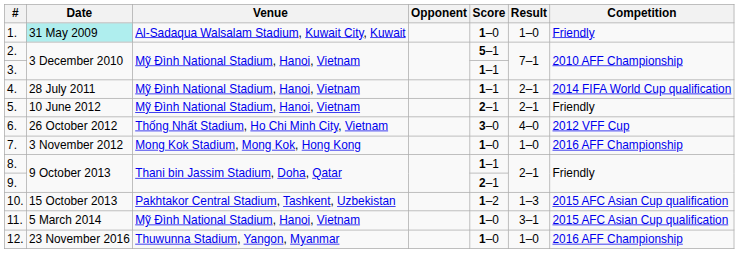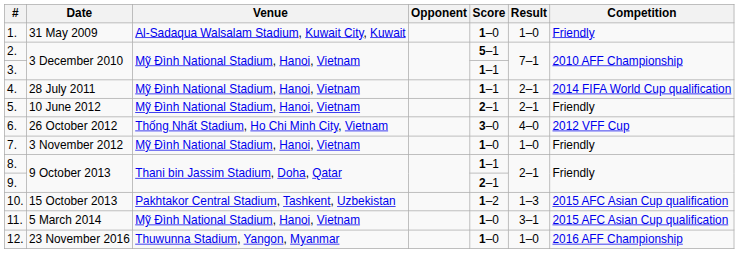(63, 32) paleturquoise background -> (63, 32) no background
(248, 145) Mong Kok Stadium, Mong Kok, Hong Kong -> (248, 145) Mỹ Đình National Stadium, Hanoi, Vietnam
(618, 145) 2016 AFF Championship -> (574, 145) Friendly
